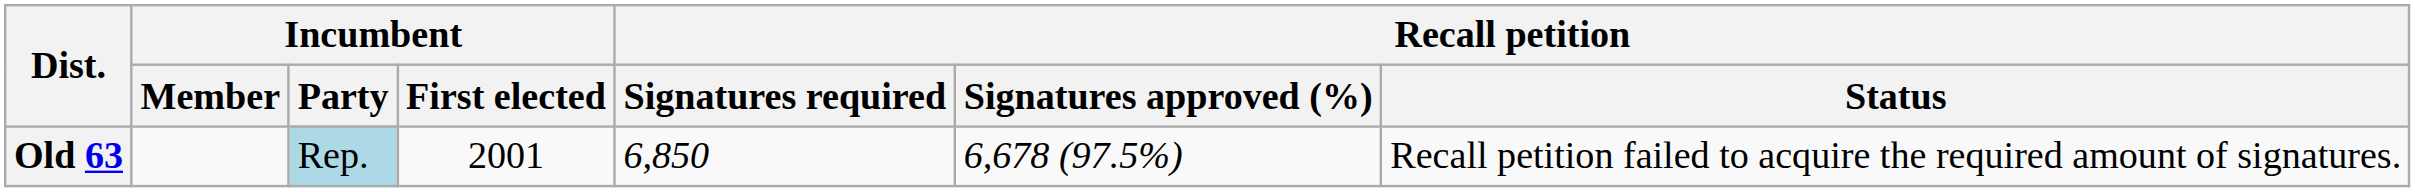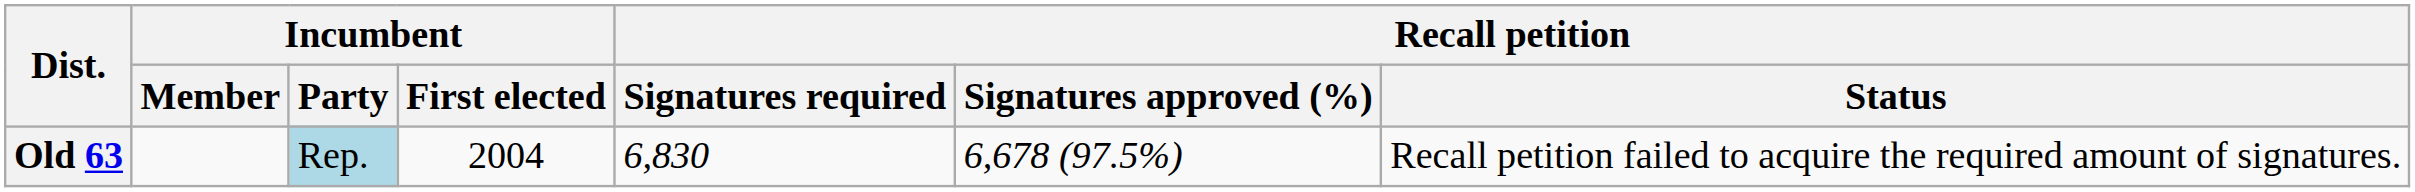(506, 155) 2001 -> (506, 155) 2004
(666, 155) 6,850 -> (666, 155) 6,830
